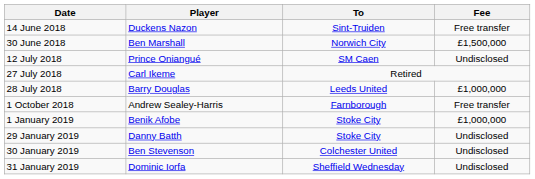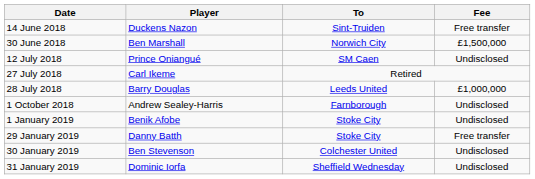(482, 105) Free transfer -> (482, 105) Undisclosed
(482, 120) £1,000,000 -> (482, 120) Undisclosed
(482, 135) Undisclosed -> (482, 135) Free transfer
